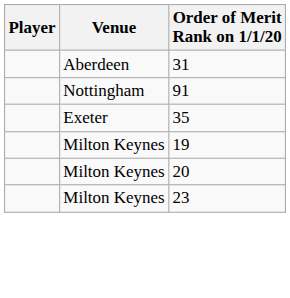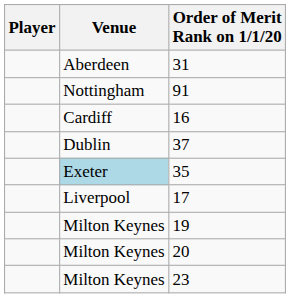+ row: (181, 117)
+ row: (181, 144)
(85, 117) no background -> (85, 171) lightblue background
+ row: (181, 198)
